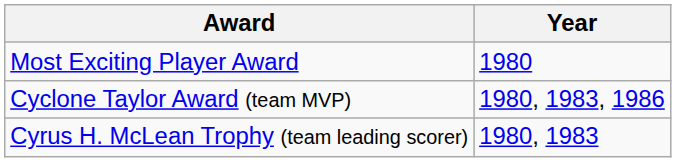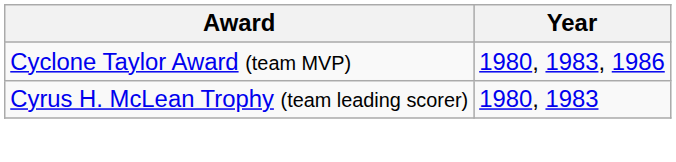- row: (154, 61)
